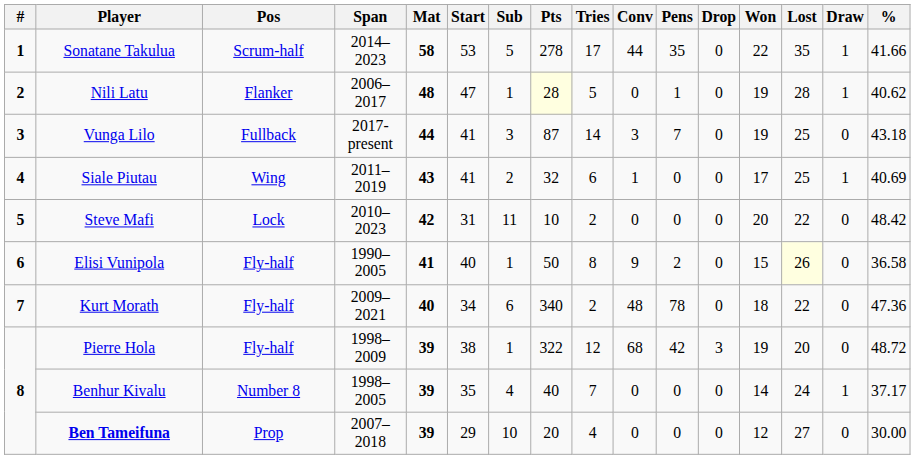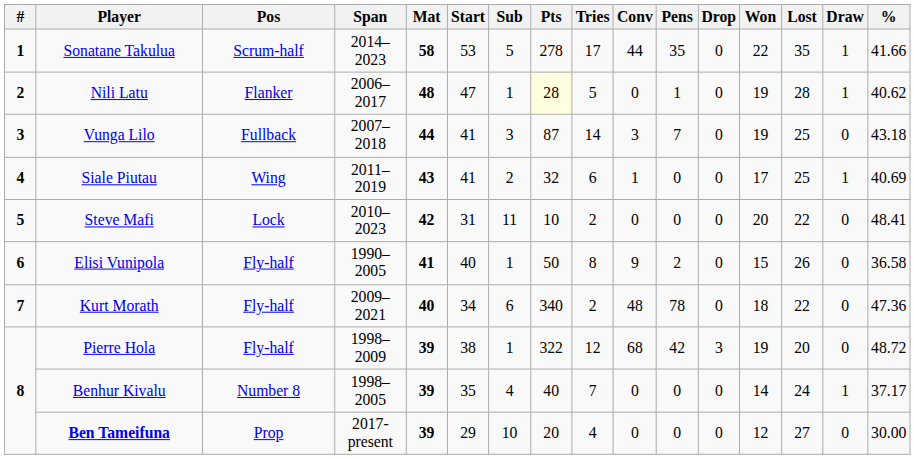(370, 135) 2017-present -> (370, 135) 2007–2018
(889, 220) 48.42 -> (889, 220) 48.41
(802, 263) lightyellow background -> (802, 263) no background
(370, 433) 2007–2018 -> (370, 433) 2017-present
